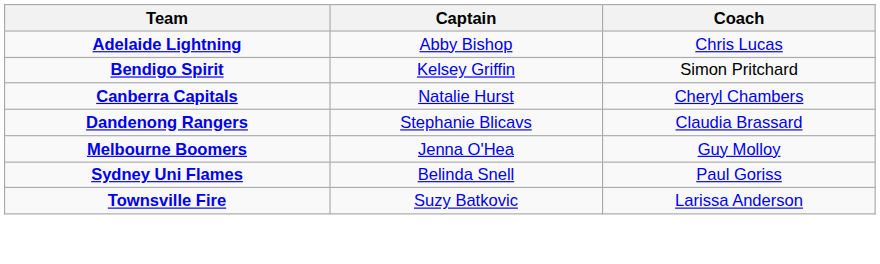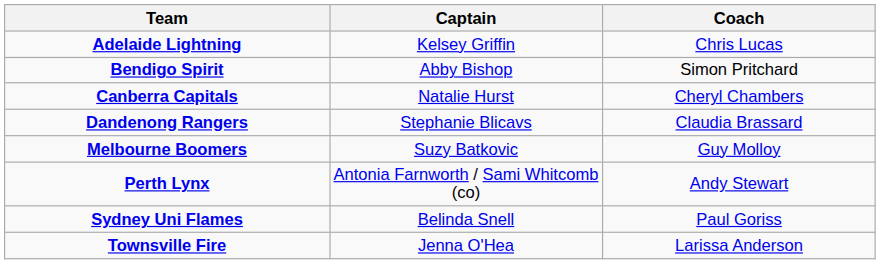(466, 44) Abby Bishop -> (466, 44) Kelsey Griffin
(466, 70) Kelsey Griffin -> (466, 70) Abby Bishop
(466, 149) Jenna O'Hea -> (466, 149) Suzy Batkovic
+ row: (167, 184)
(466, 201) Suzy Batkovic -> (466, 246) Jenna O'Hea
